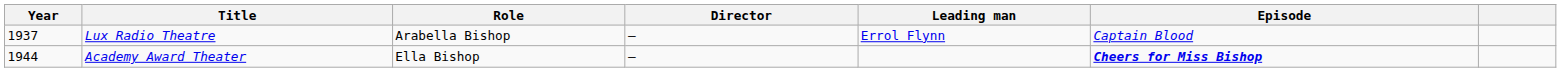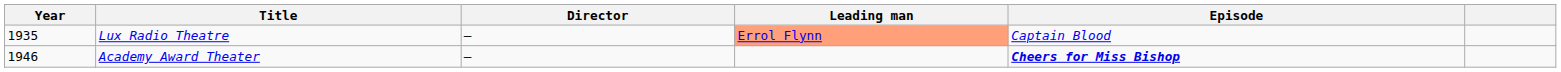- column: (509, 15)
(23, 36) 1937 -> (23, 36) 1935
(903, 36) no background -> (780, 36) lightsalmon background
(23, 56) 1944 -> (23, 56) 1946
